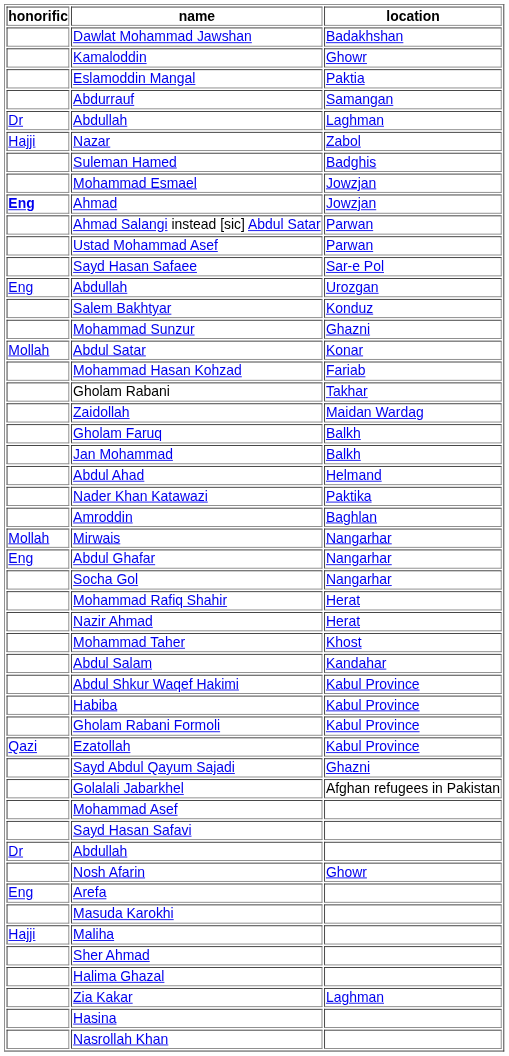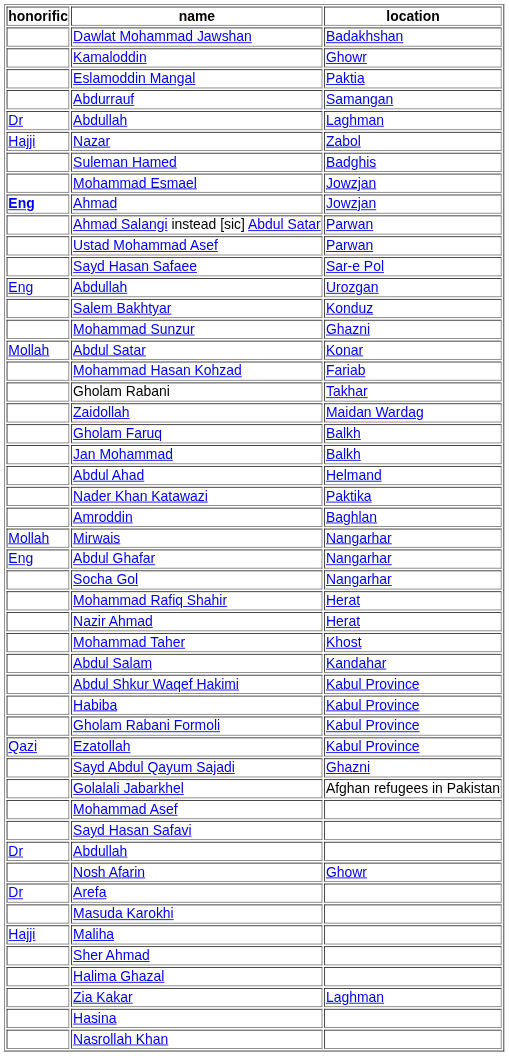(21, 893) Eng -> (16, 893) Dr
